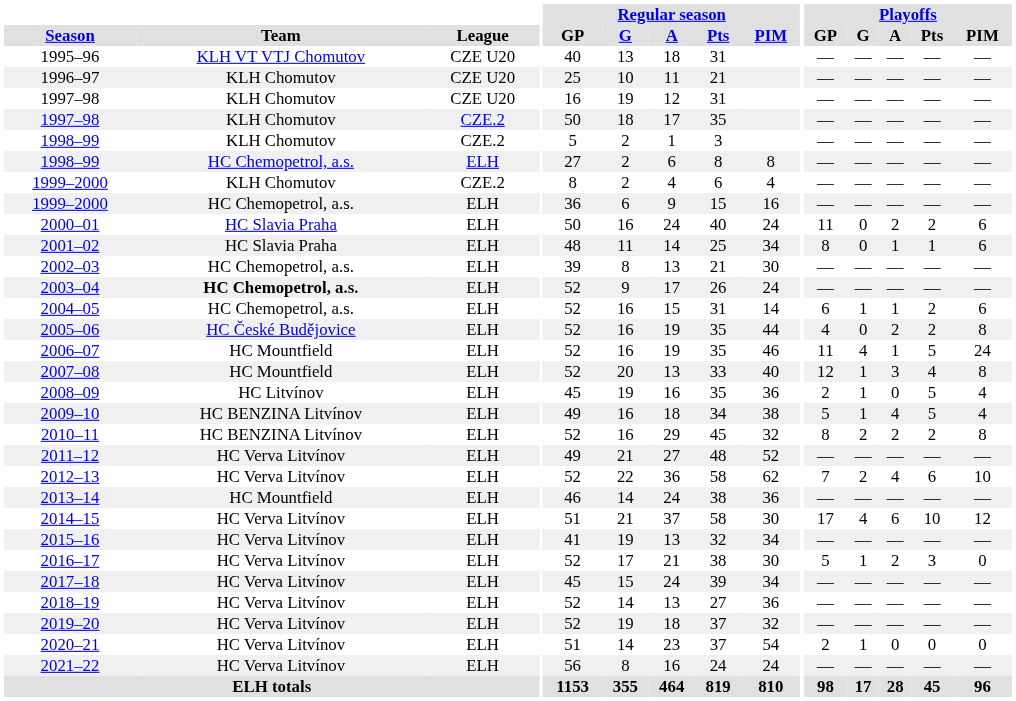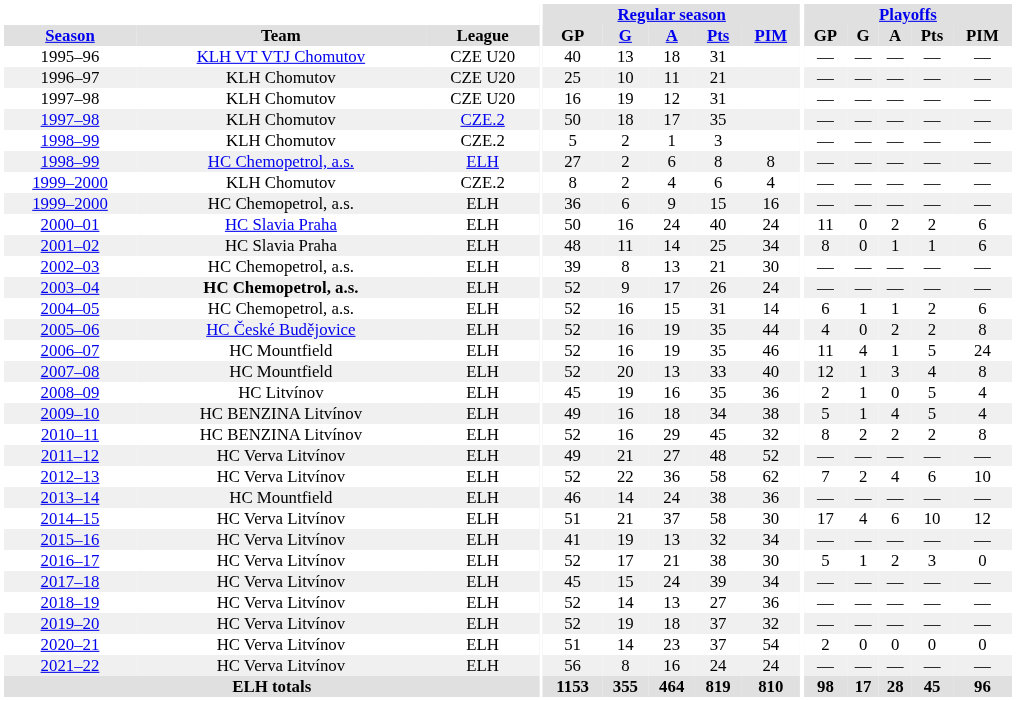(863, 644) 1 -> (863, 644) 0
